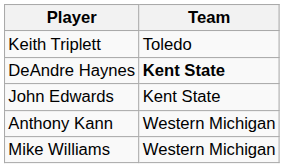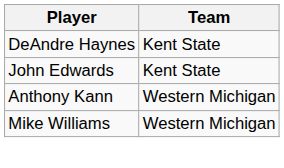- row: (55, 44)
(184, 70) bold -> (182, 44) normal
